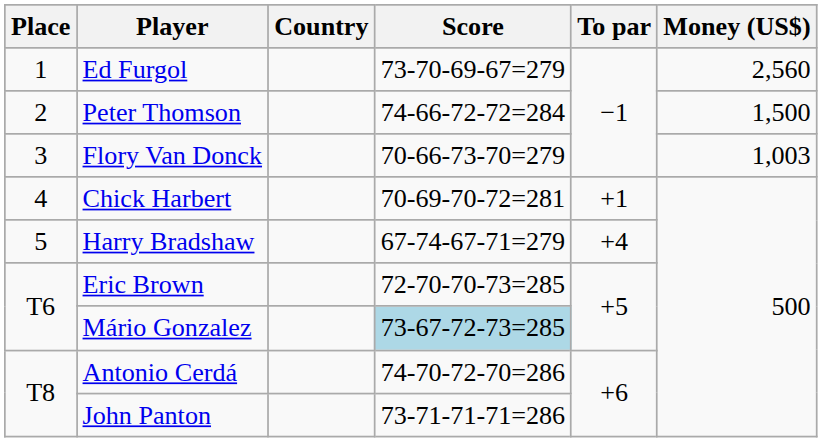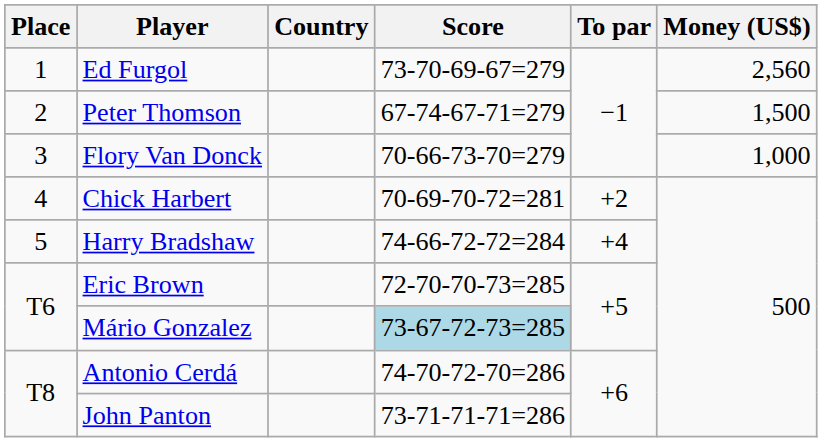(473, 112) 74-66-72-72=284 -> (473, 112) 67-74-67-71=279
(781, 155) 1,003 -> (781, 155) 1,000
(614, 198) +1 -> (614, 198) +2
(473, 241) 67-74-67-71=279 -> (473, 241) 74-66-72-72=284
